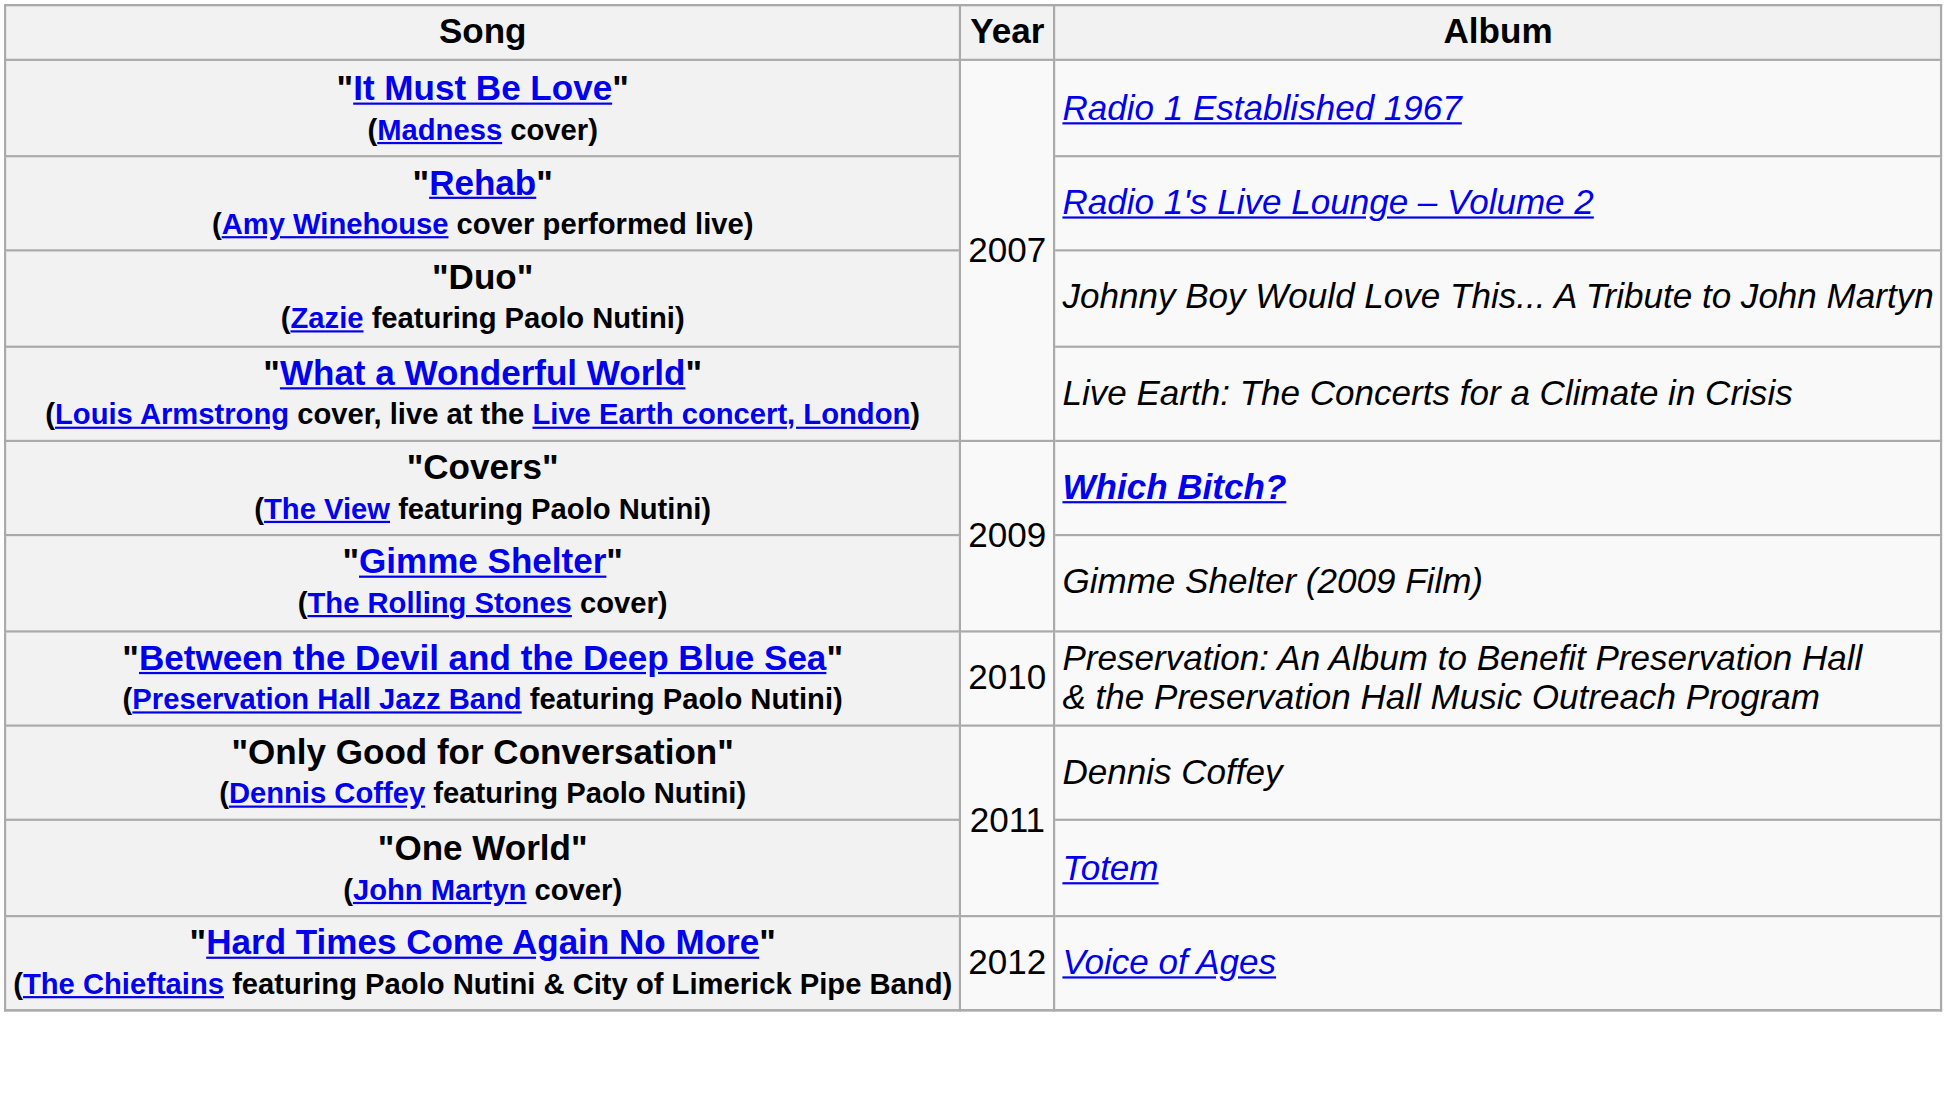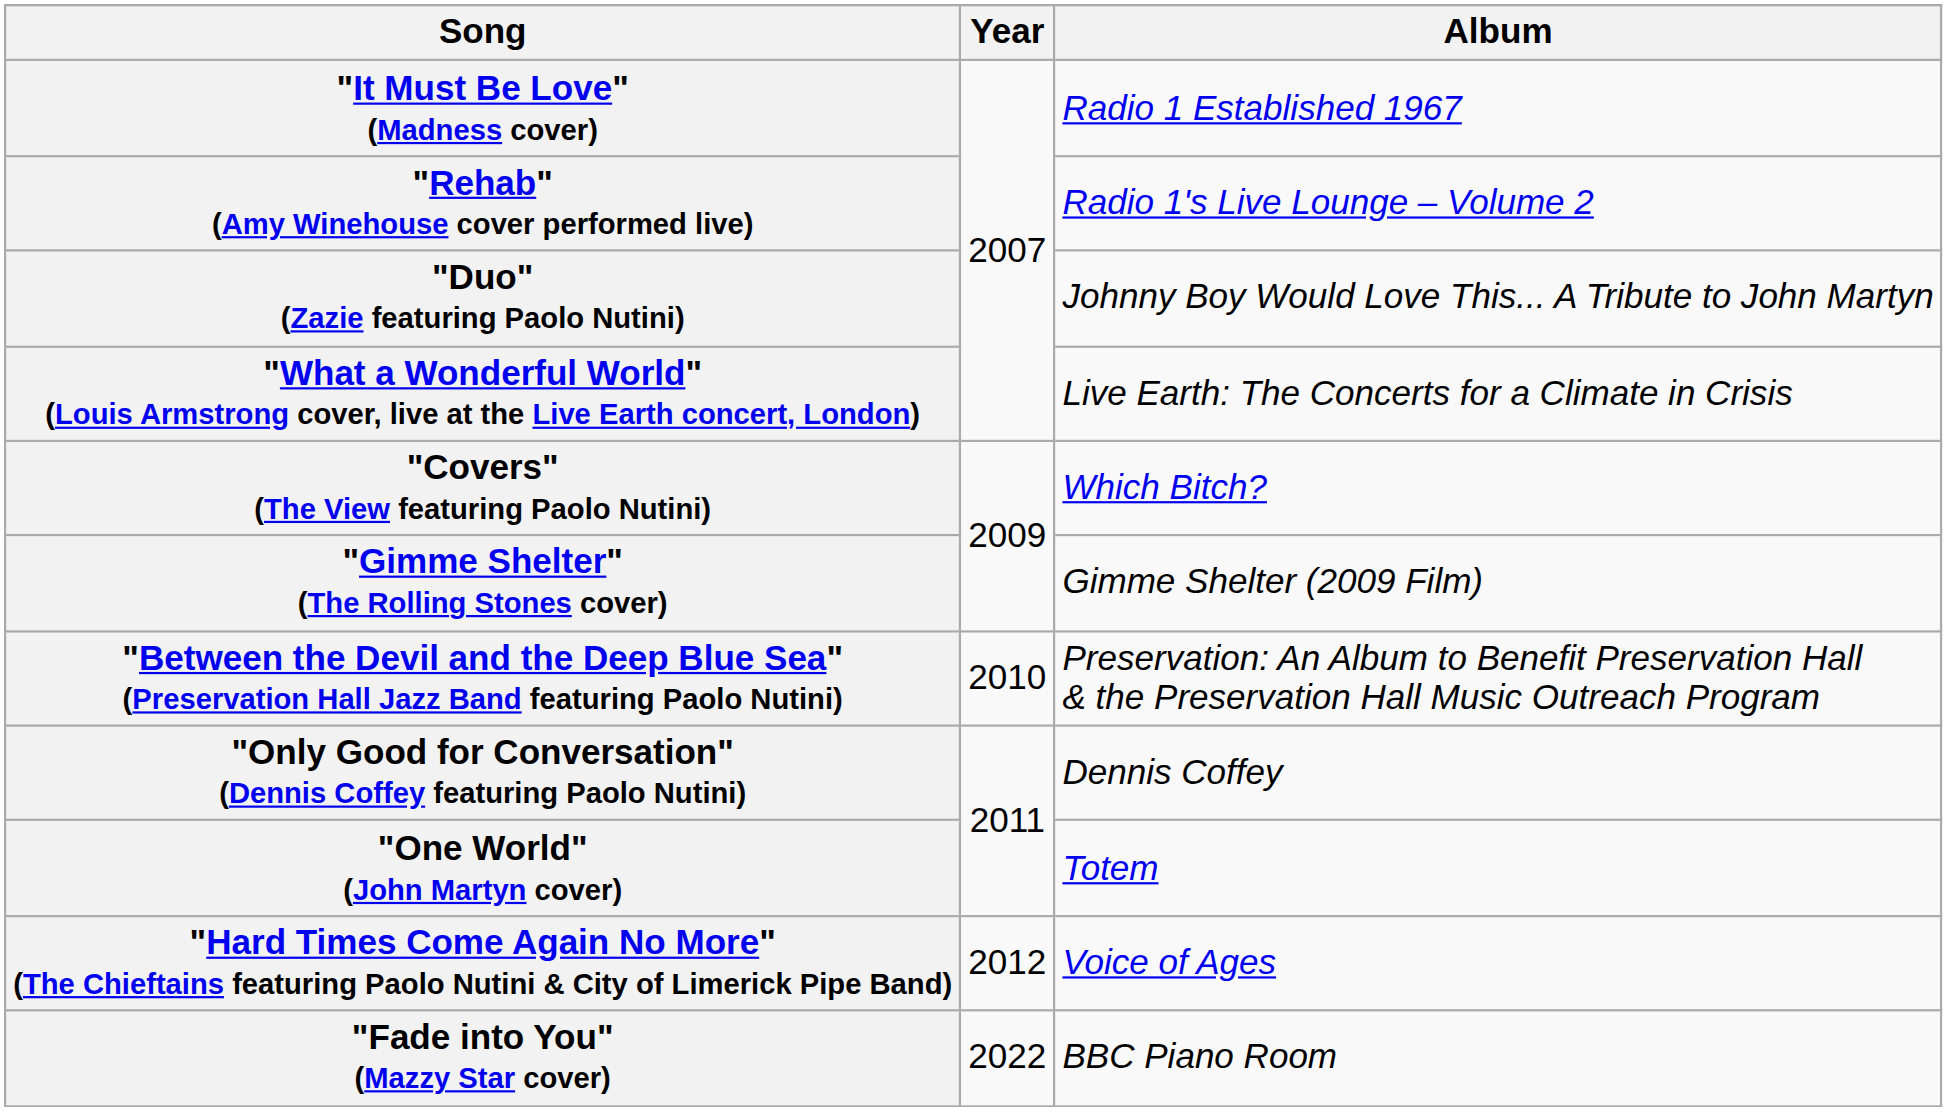(1174, 487) bold -> (1165, 487) normal
+ row: (483, 1057)
